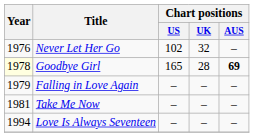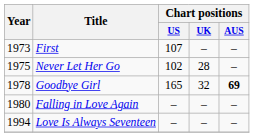+ row: (47, 48)
(19, 48) 1976 -> (19, 67) 1975
(204, 48) 32 -> (204, 67) 28
(19, 67) lightyellow background -> (19, 85) no background
(204, 67) 28 -> (204, 85) 32
(19, 85) 1979 -> (19, 104) 1980
- row: (68, 104)
